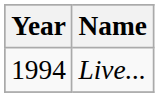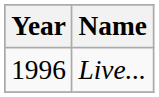(39, 69) 1994 -> (39, 69) 1996
